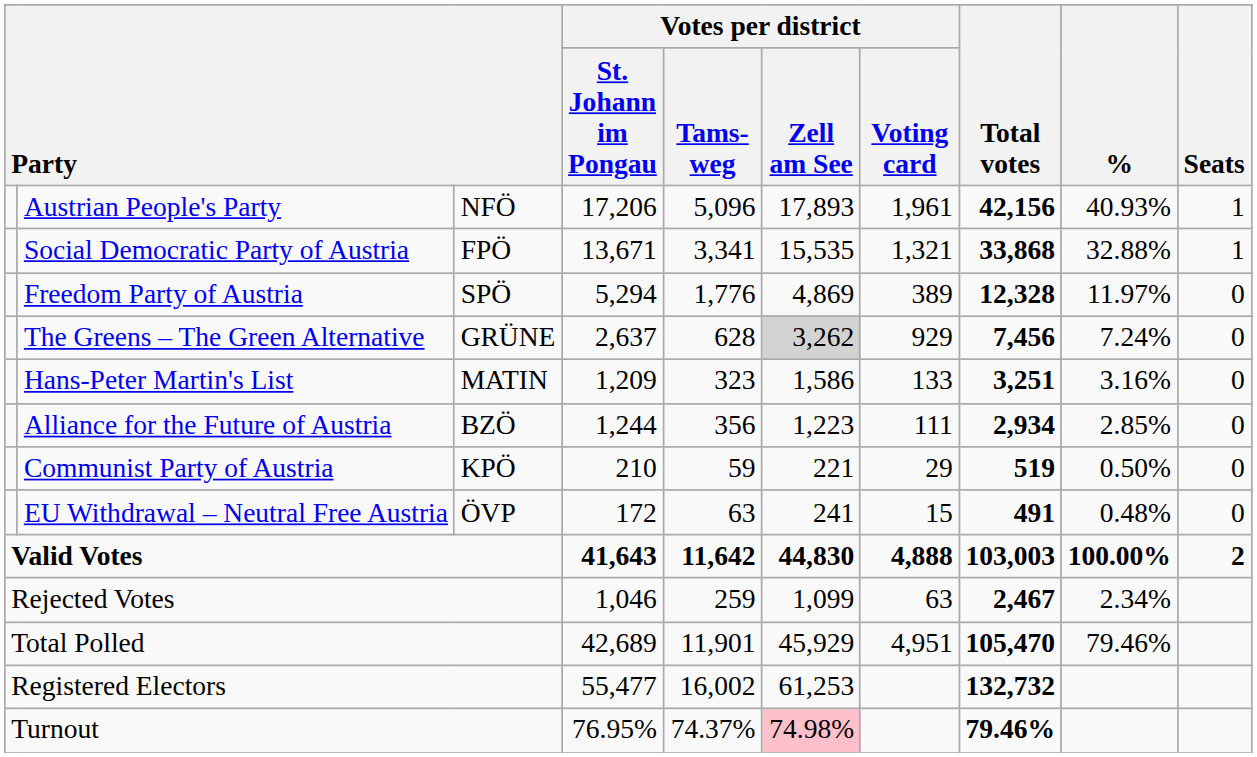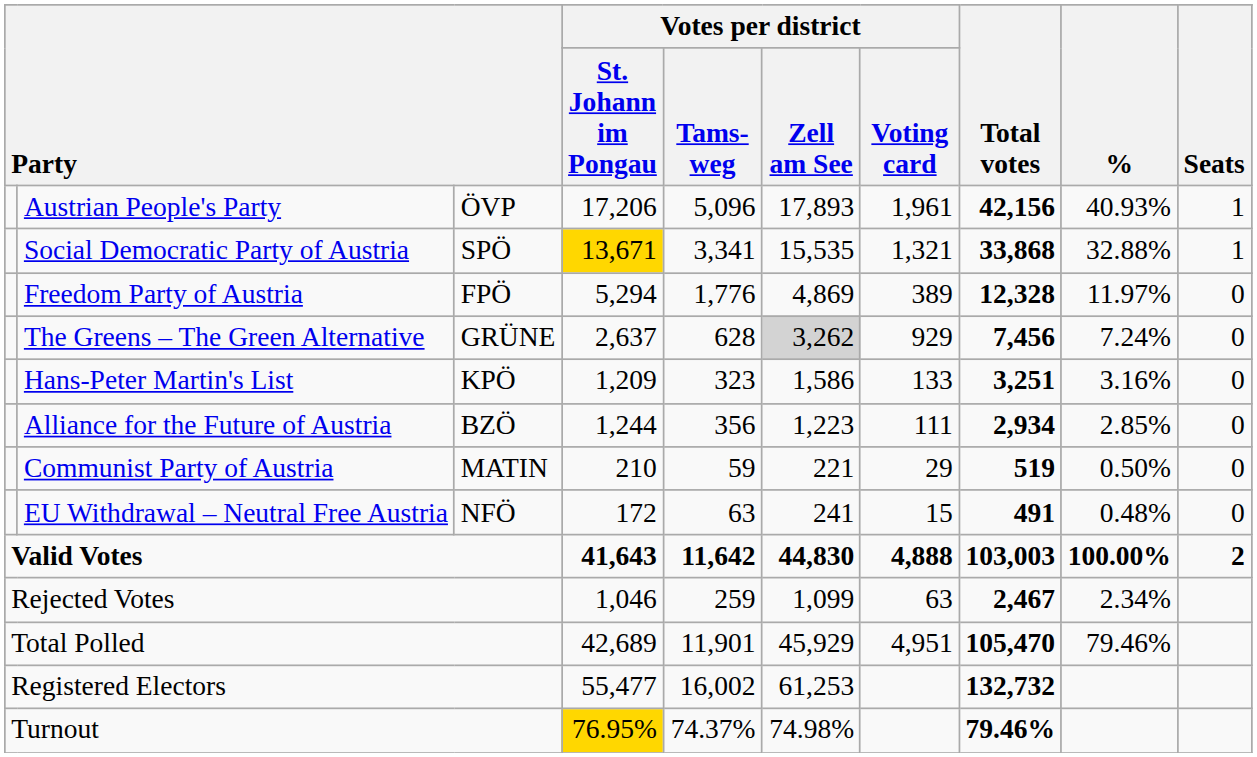(488, 206) NFÖ -> (488, 206) ÖVP
(486, 250) FPÖ -> (486, 250) SPÖ
(619, 250) no background -> (619, 250) gold background
(486, 293) SPÖ -> (486, 293) FPÖ
(504, 381) MATIN -> (488, 381) KPÖ
(488, 468) KPÖ -> (504, 468) MATIN
(488, 512) ÖVP -> (488, 512) NFÖ
(614, 730) no background -> (614, 730) gold background
(812, 730) pink background -> (812, 730) no background
